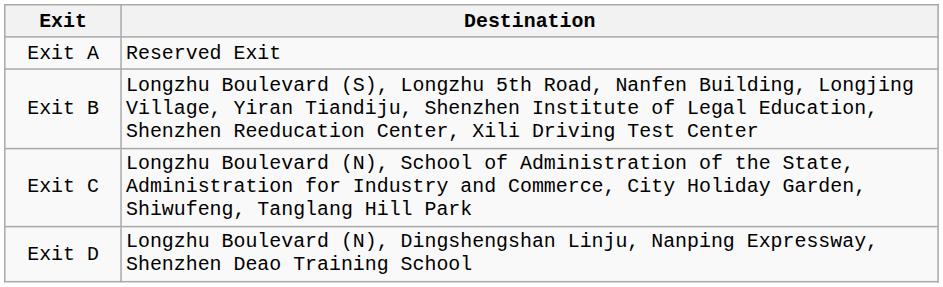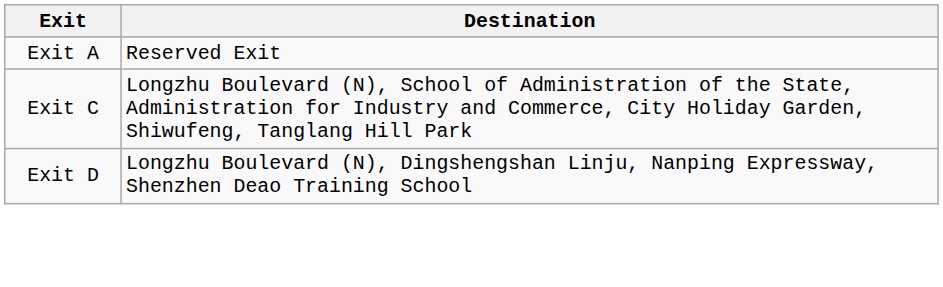- row: (63, 109)
